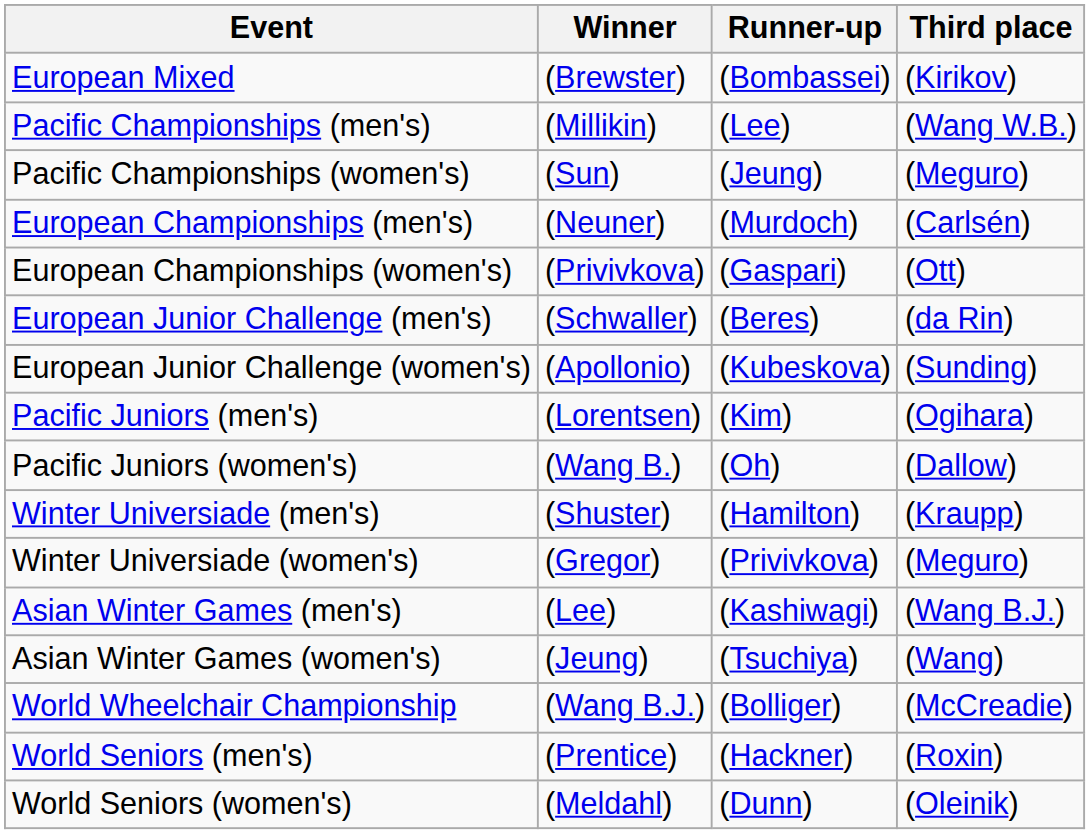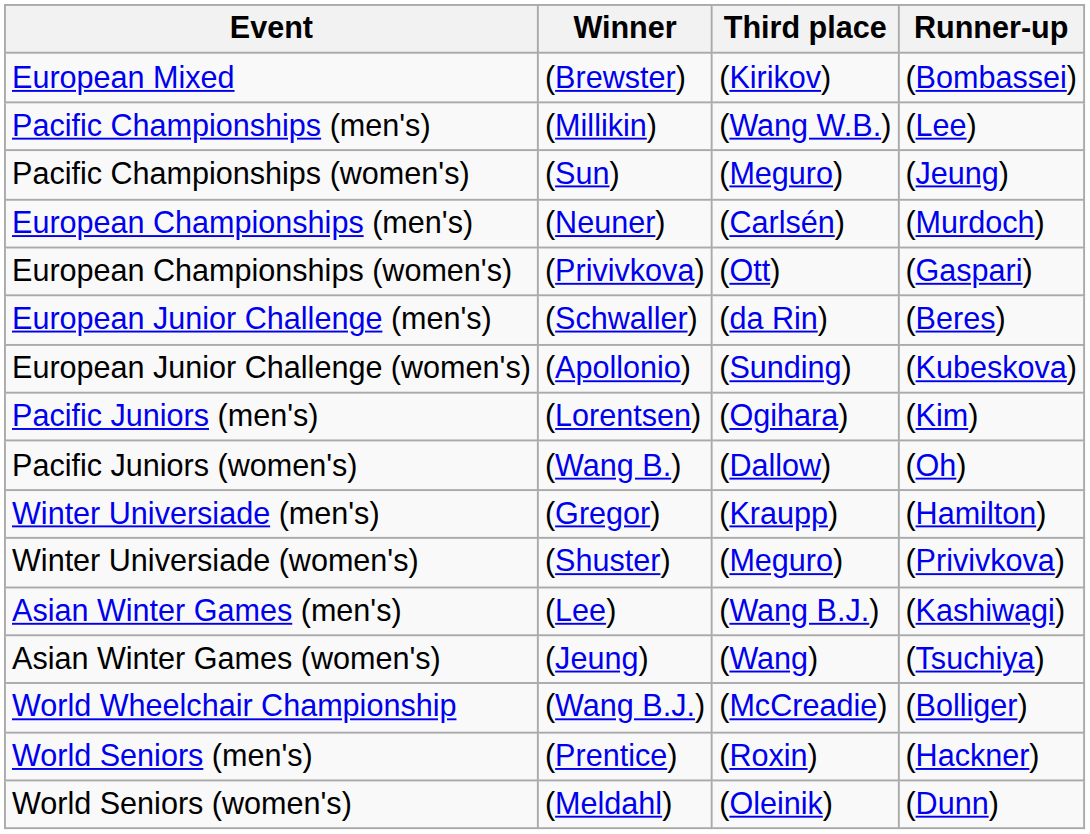columns swapped: (805, 28) <-> (991, 28)
(608, 513) (Shuster) -> (603, 513) (Gregor)
(603, 561) (Gregor) -> (608, 561) (Shuster)
